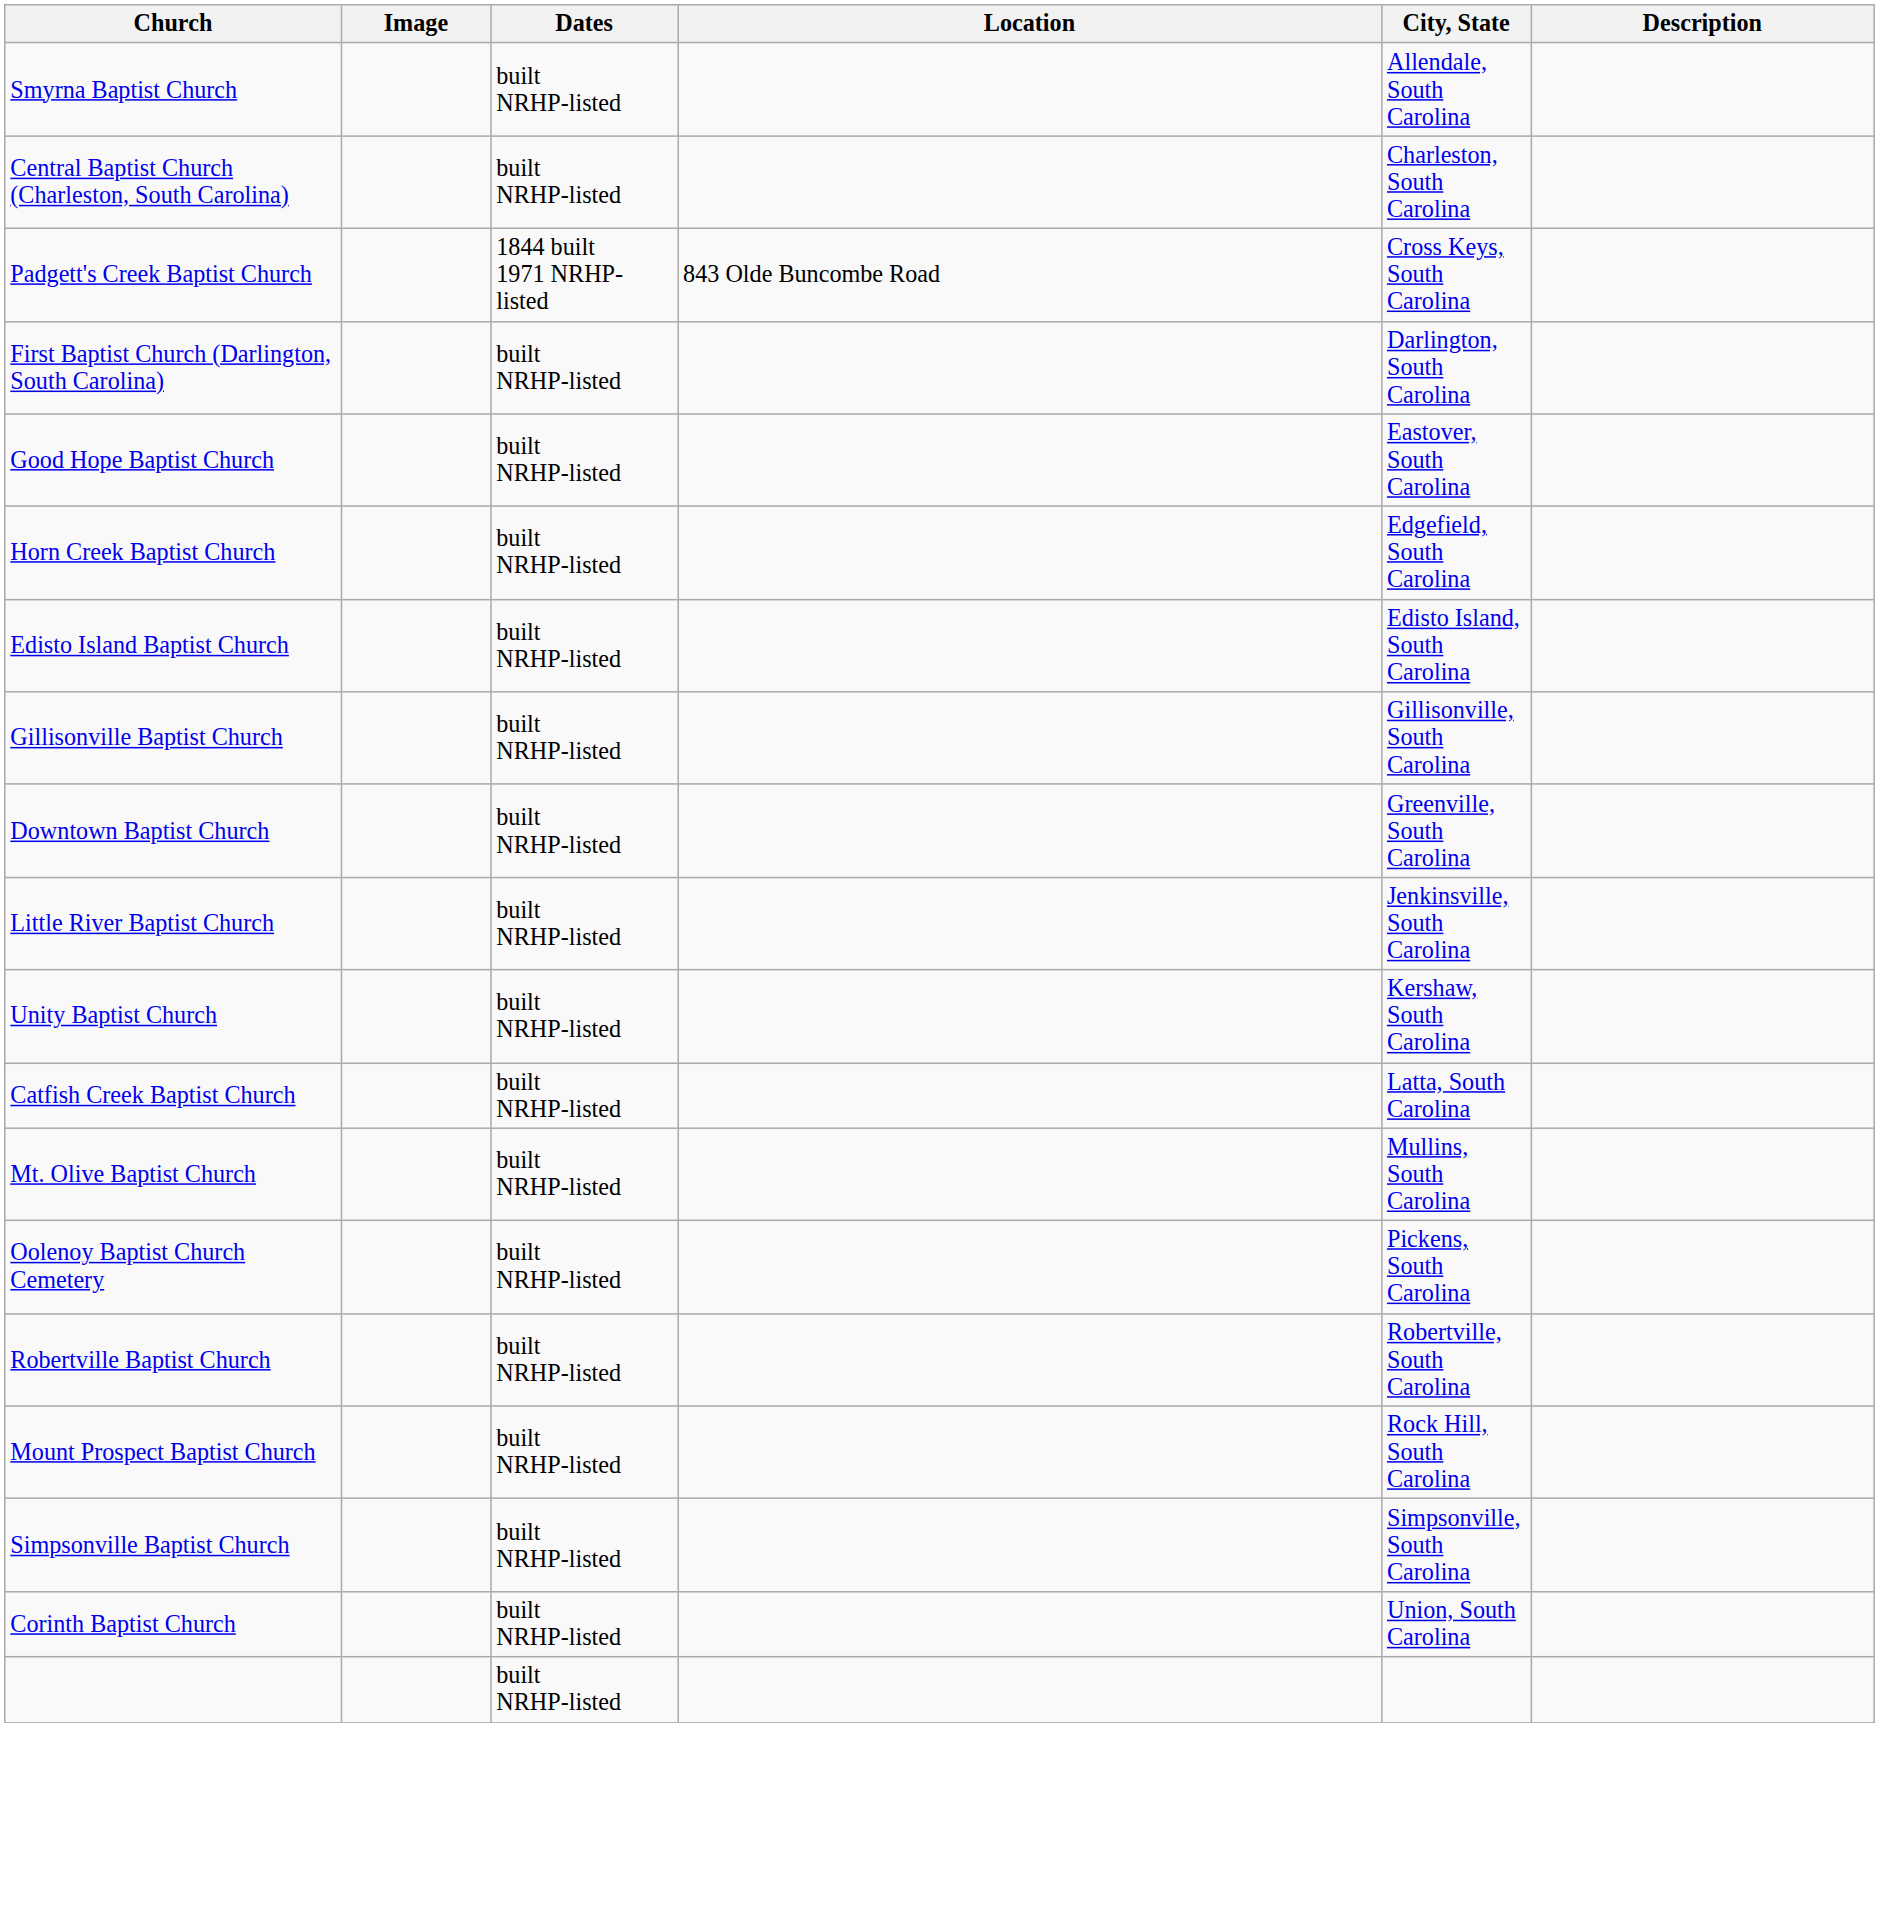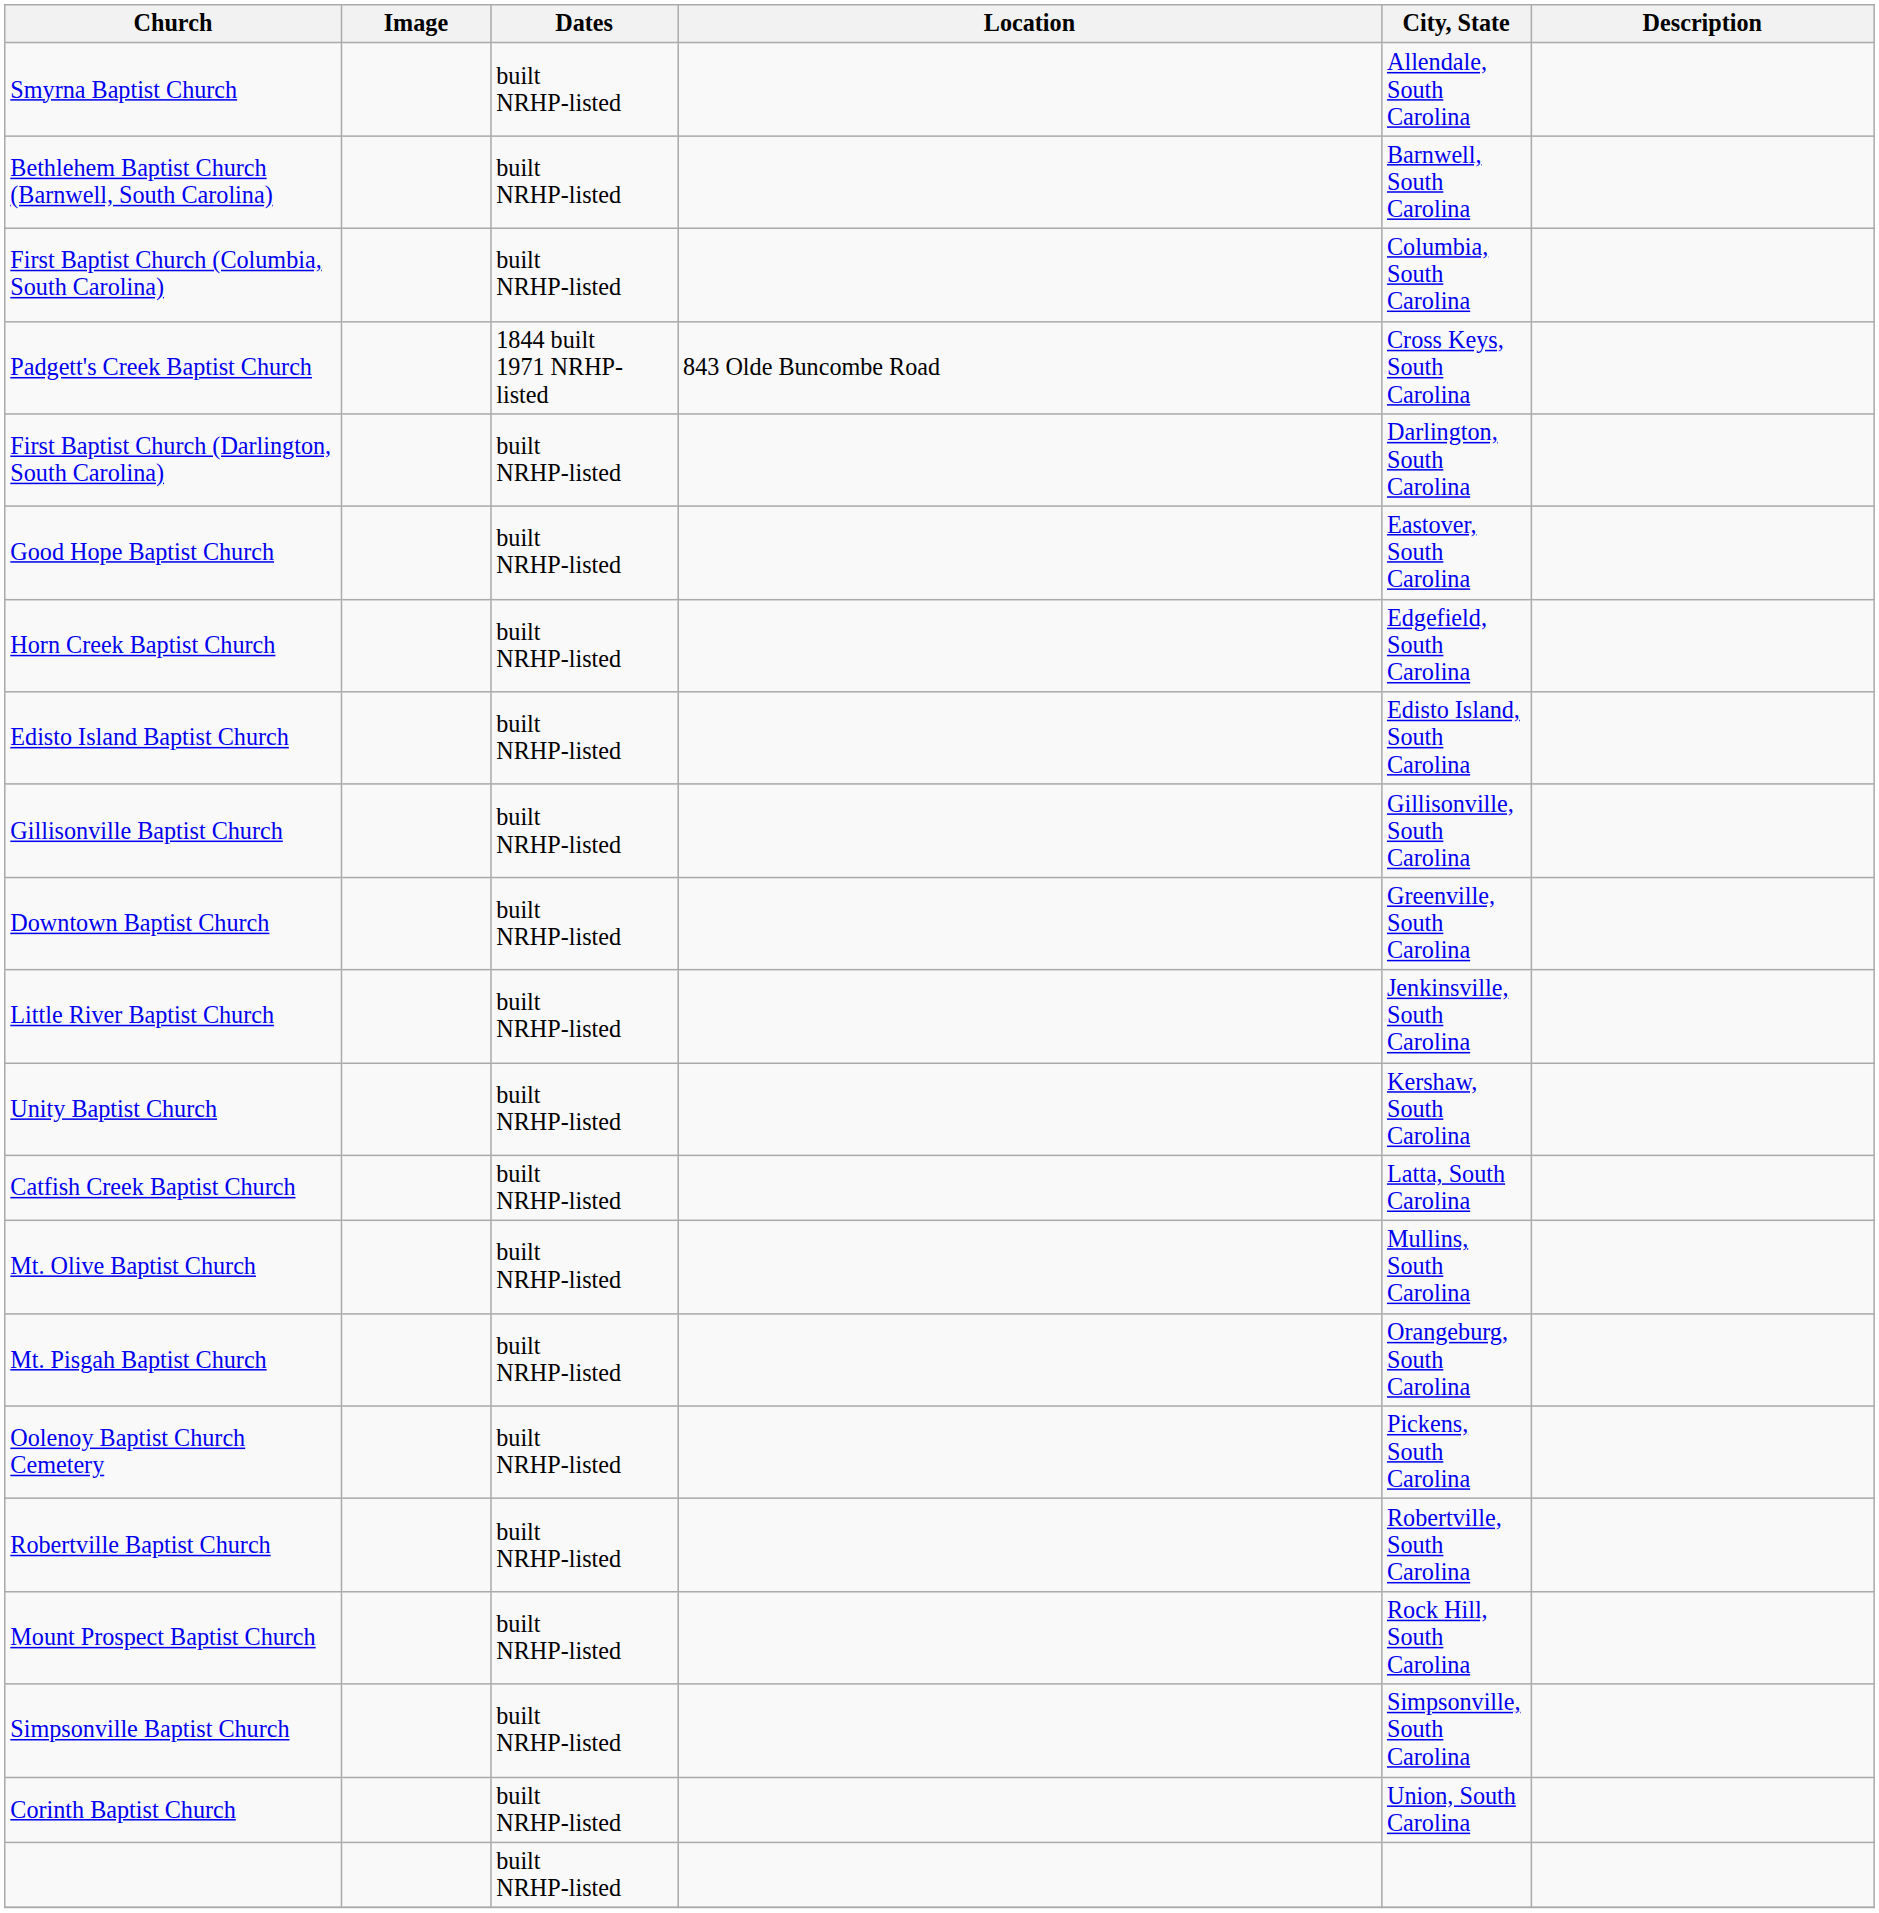+ row: (142, 181)
- row: (150, 181)
+ row: (166, 274)
+ row: (139, 1359)
